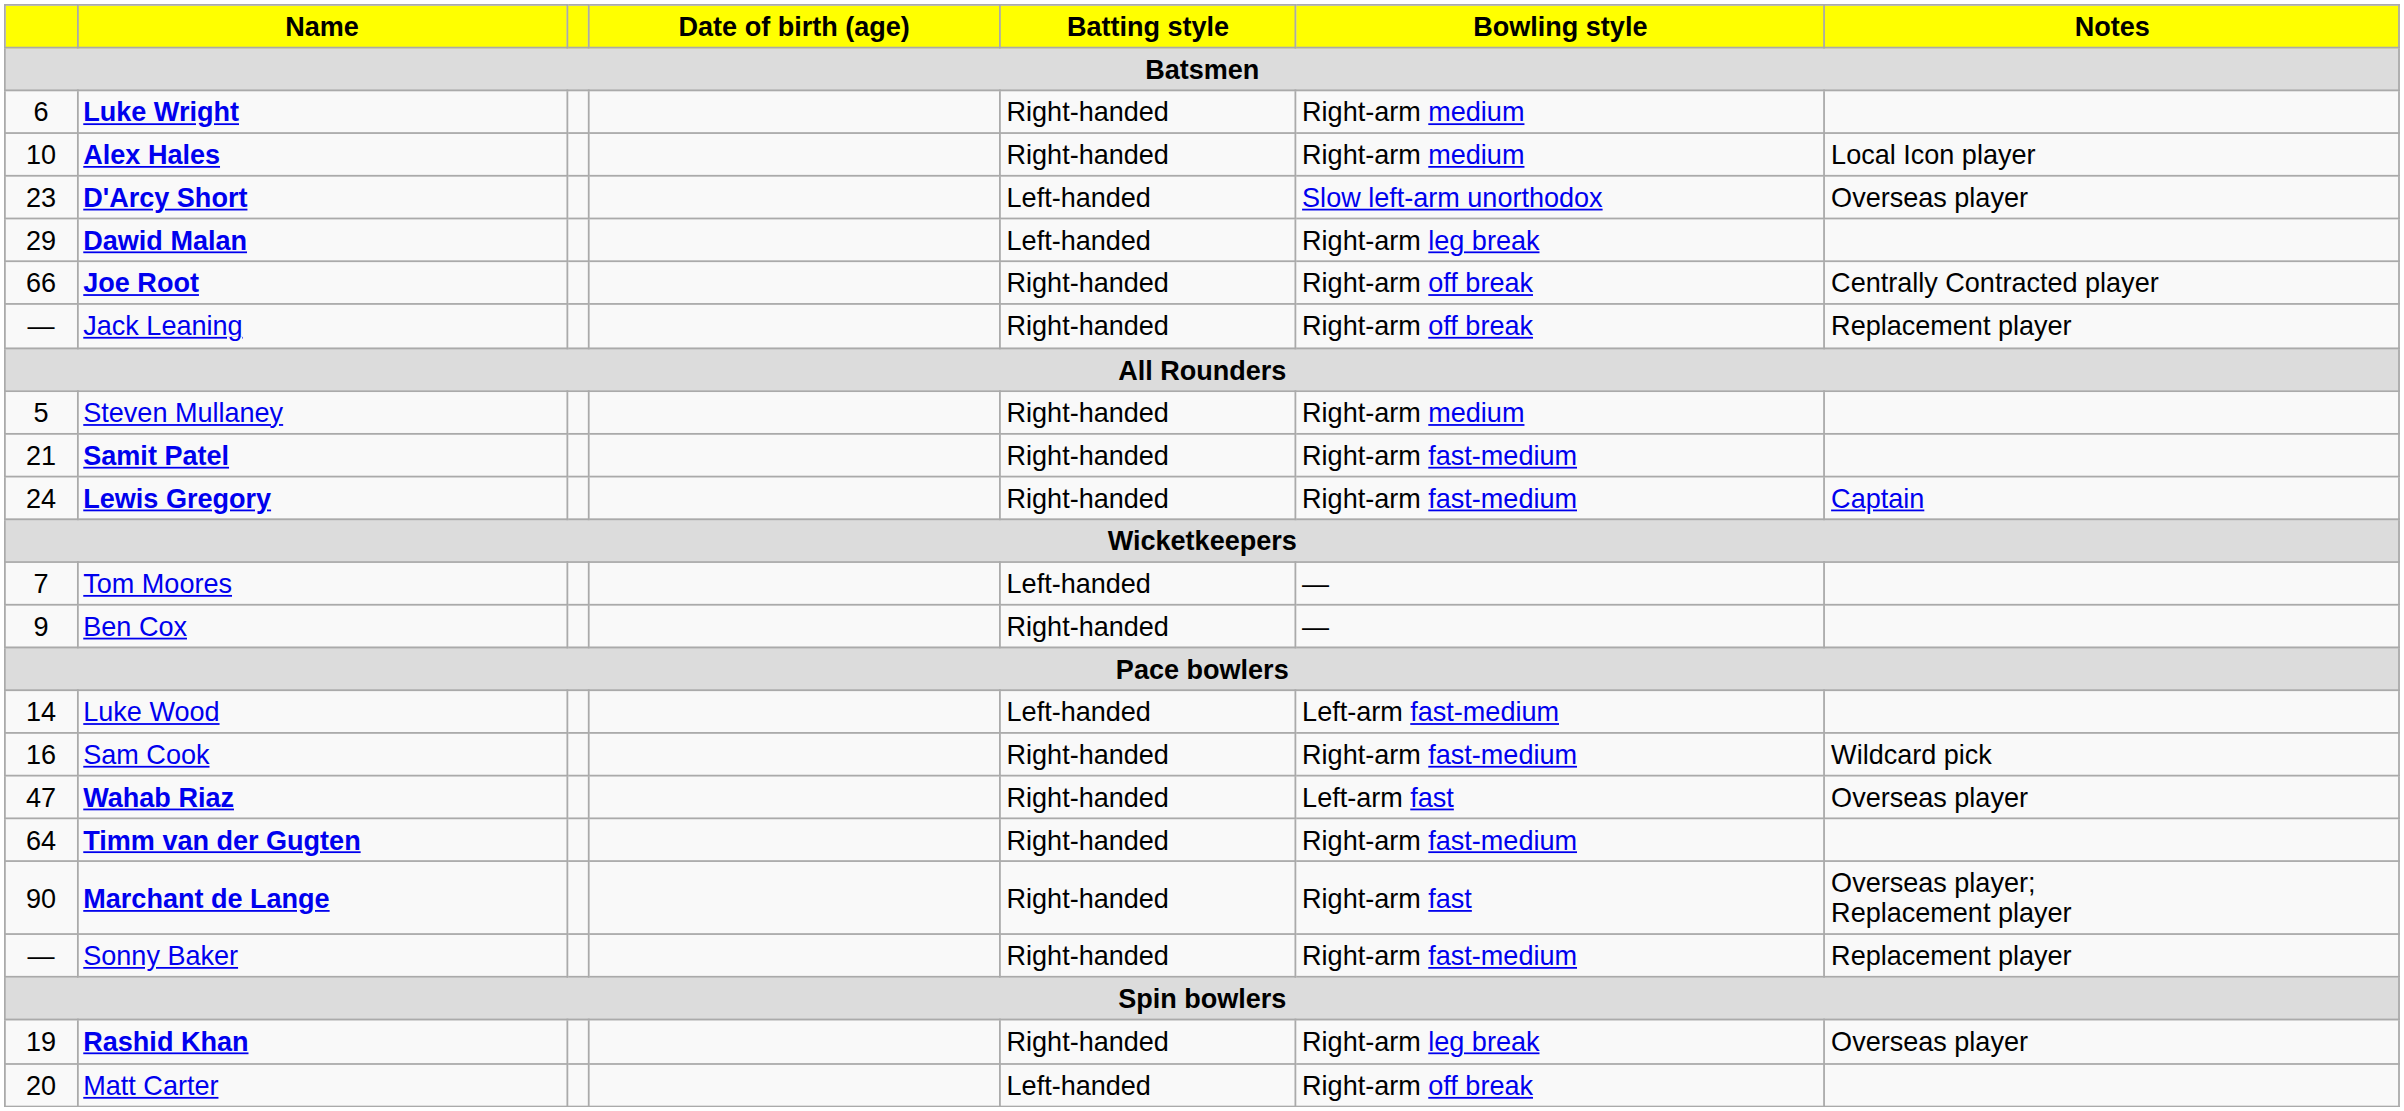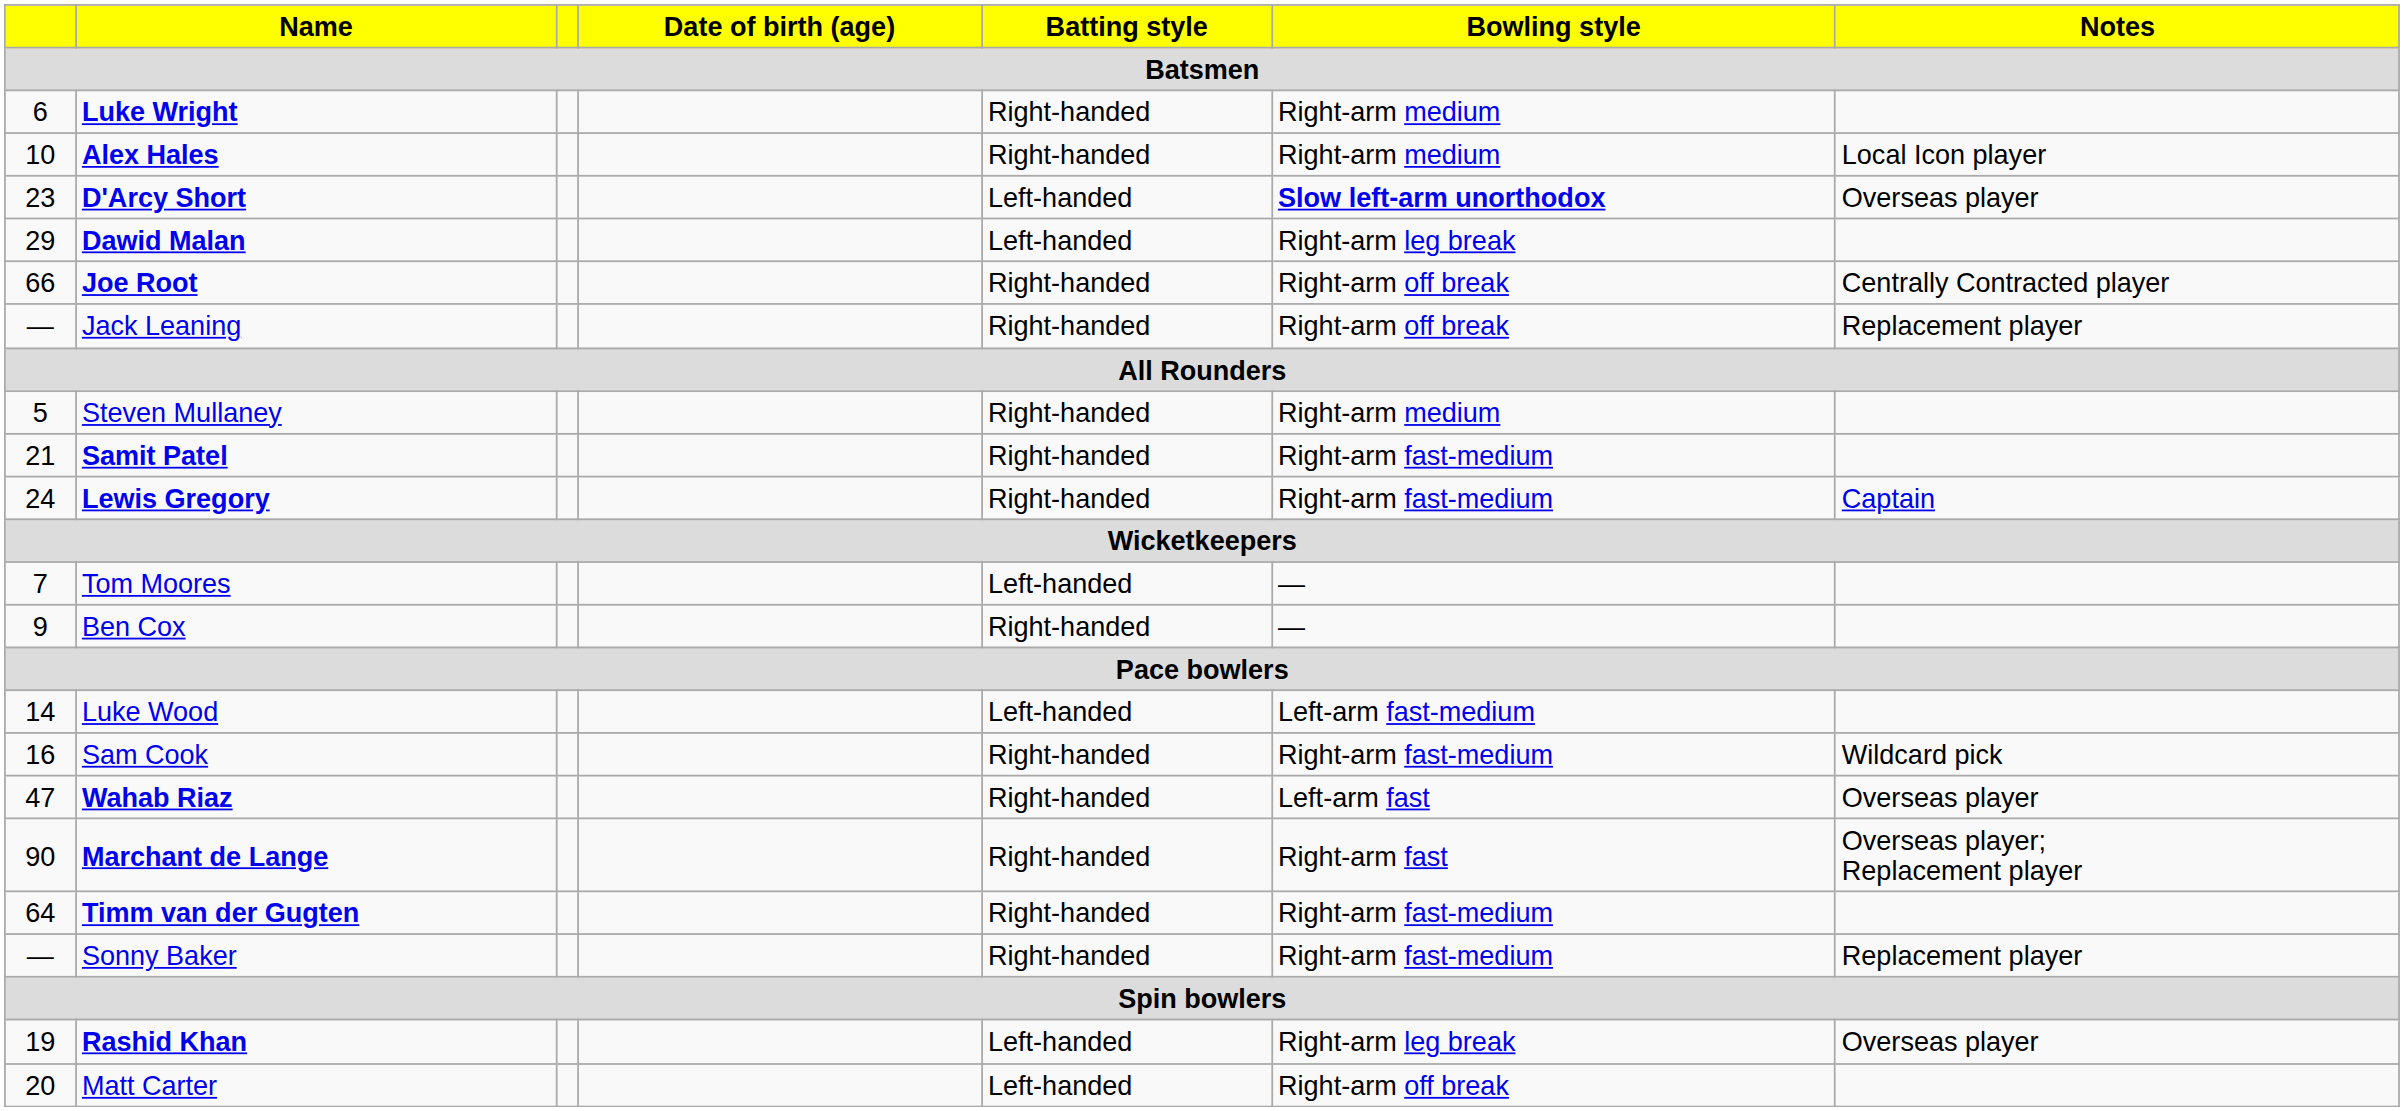(1452, 198) normal -> (1442, 198) bold
rows swapped: (222, 840) <-> (206, 898)
(1088, 1042) Right-handed -> (1060, 1042) Left-handed
